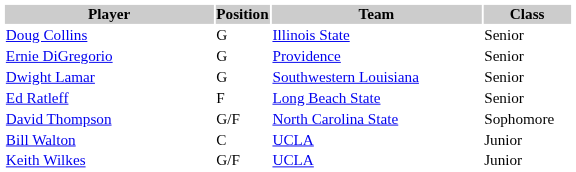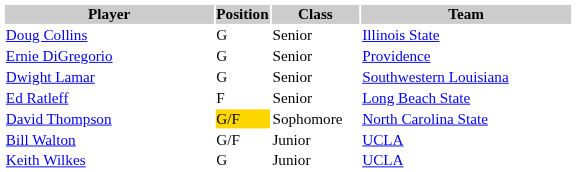columns swapped: (527, 14) <-> (376, 14)
(228, 118) no background -> (228, 118) gold background
(221, 139) C -> (228, 139) G/F
(228, 160) G/F -> (222, 160) G
